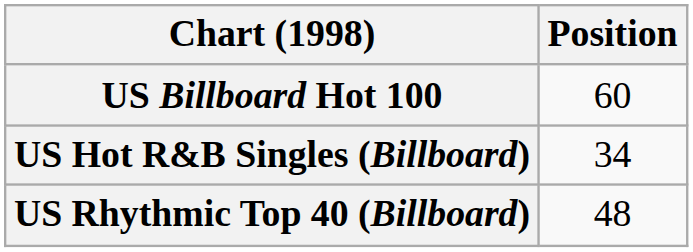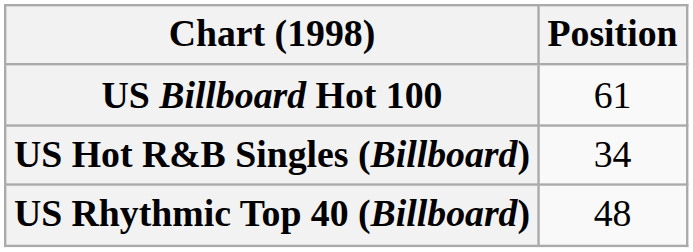(613, 94) 60 -> (613, 94) 61
